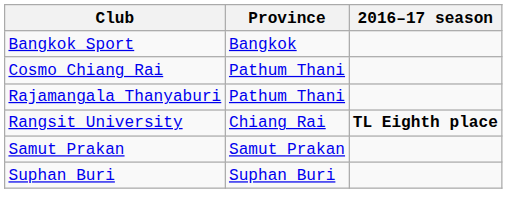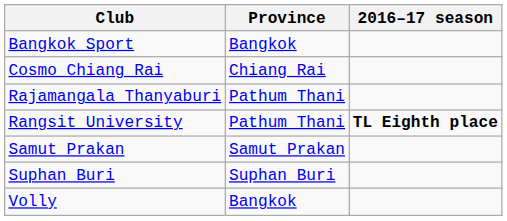(287, 70) Pathum Thani -> (277, 70) Chiang Rai
(277, 123) Chiang Rai -> (287, 123) Pathum Thani
+ row: (33, 202)
